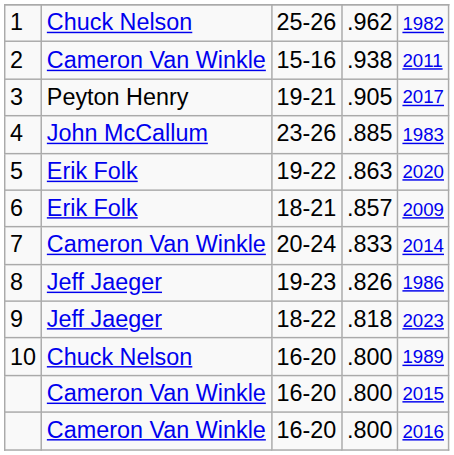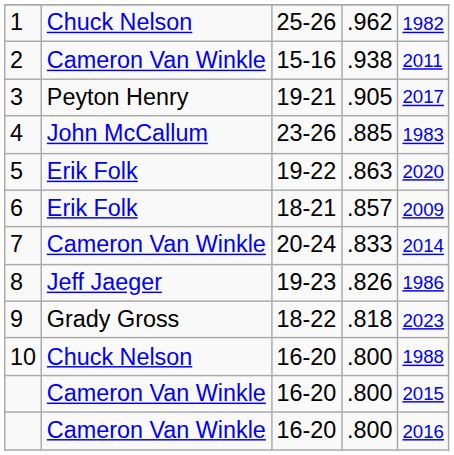(104, 319) Jeff Jaeger -> (113, 319) Grady Gross
(423, 357) 1989 -> (423, 357) 1988
